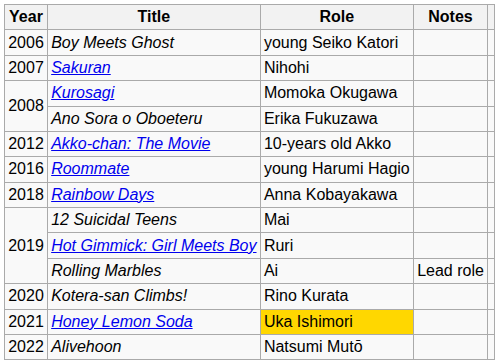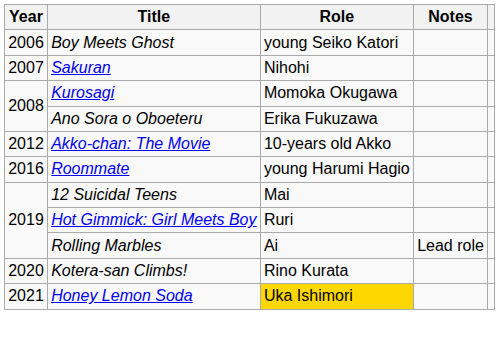- row: (103, 194)
- row: (86, 347)
